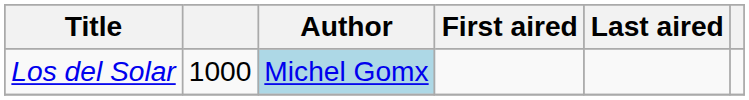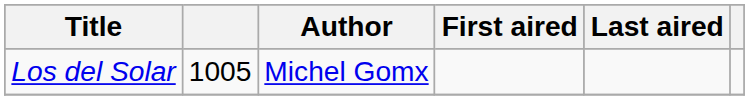(220, 71) 1000 -> (220, 71) 1005
(346, 71) lightblue background -> (346, 71) no background
